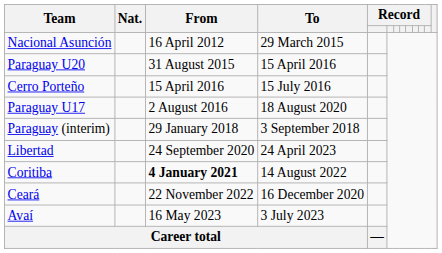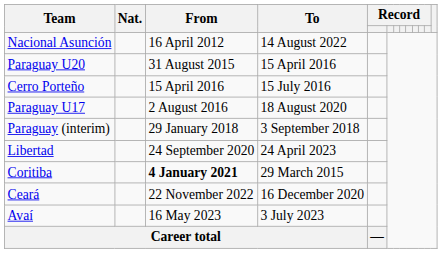(302, 43) 29 March 2015 -> (304, 43) 14 August 2022
(304, 172) 14 August 2022 -> (302, 172) 29 March 2015
